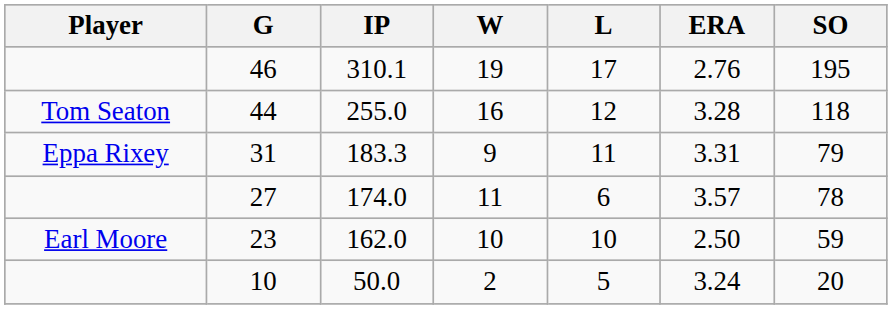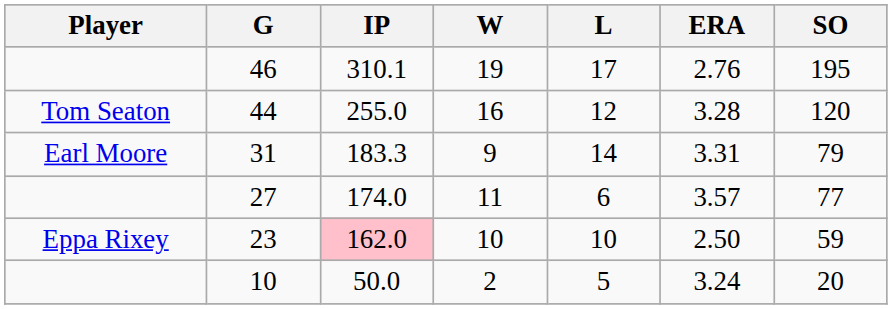(830, 111) 118 -> (830, 111) 120
(106, 153) Eppa Rixey -> (106, 153) Earl Moore
(603, 153) 11 -> (603, 153) 14
(830, 196) 78 -> (830, 196) 77
(106, 238) Earl Moore -> (106, 238) Eppa Rixey
(377, 238) no background -> (377, 238) pink background
